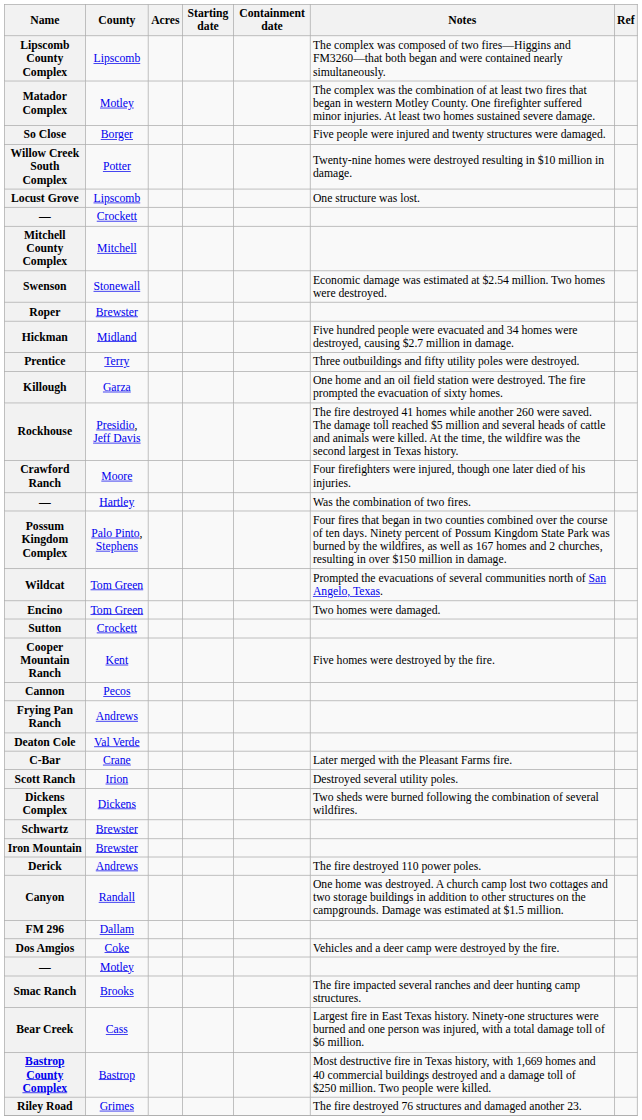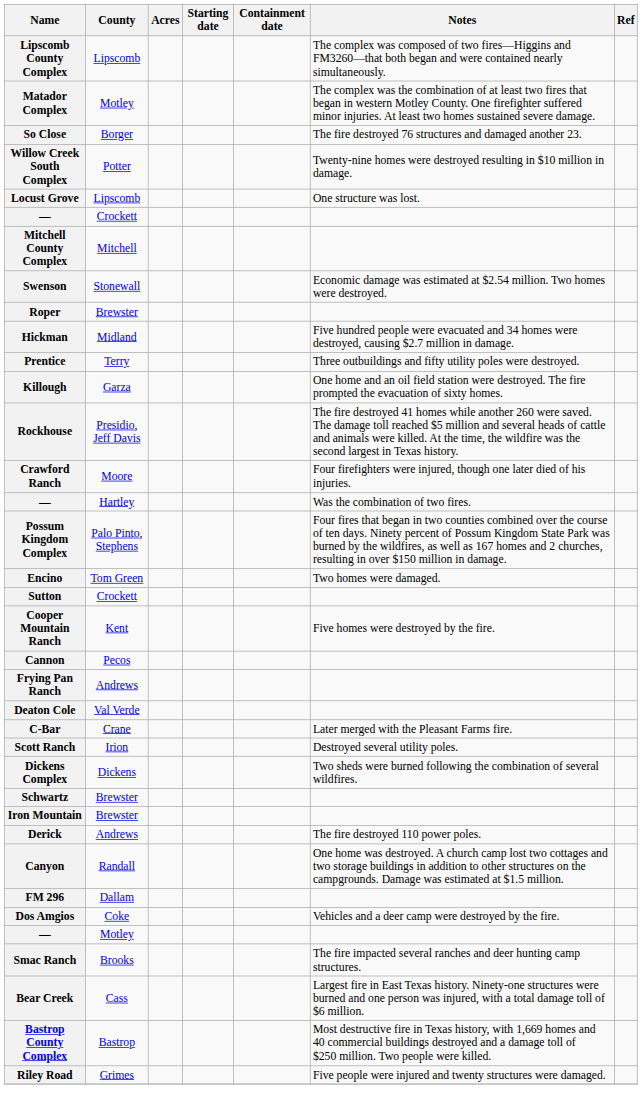(459, 135) Five people were injured and twenty structures were damaged. -> (447, 135) The fire destroyed 76 structures and damaged another 23.
- row: (45, 584)
(447, 1106) The fire destroyed 76 structures and damaged another 23. -> (459, 1074) Five people were injured and twenty structures were damaged.
